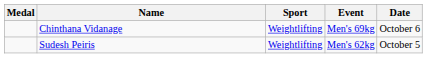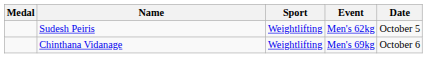rows swapped: (81, 28) <-> (67, 45)
